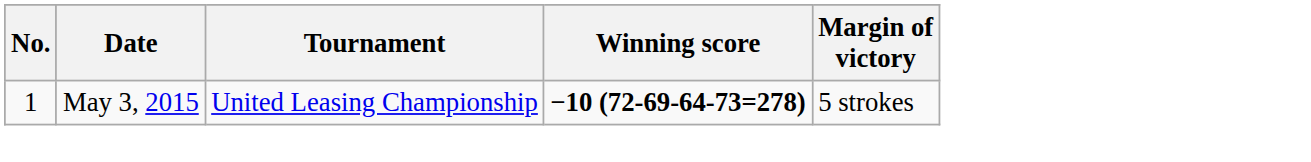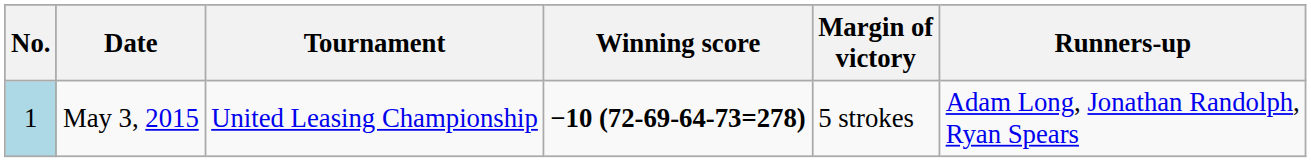+ column: (1123, 42)
(31, 102) no background -> (31, 118) lightblue background
